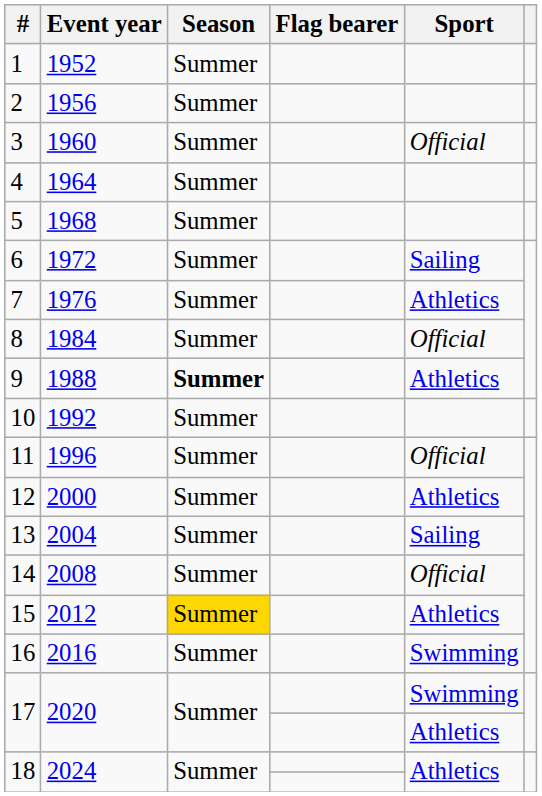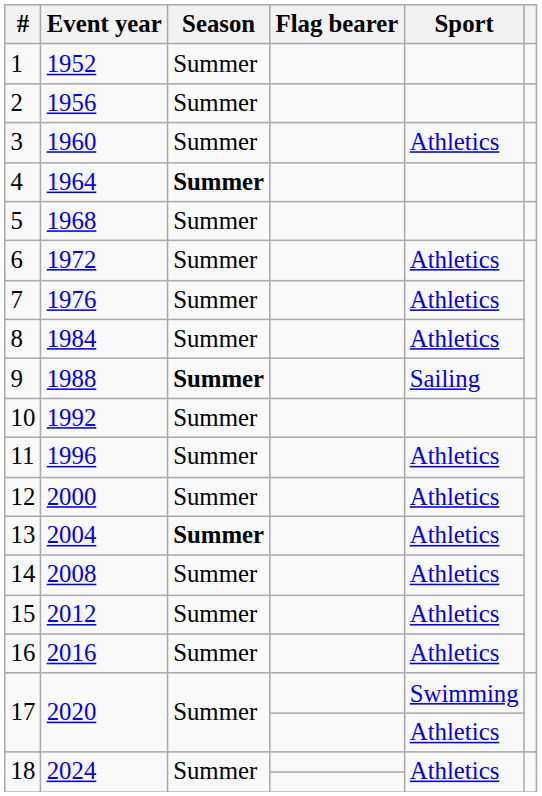(448, 142) Official -> (455, 142) Athletics
(215, 181) normal -> (219, 181) bold
(445, 260) Sailing -> (455, 260) Athletics
(448, 338) Official -> (455, 338) Athletics
(455, 378) Athletics -> (445, 378) Sailing
(448, 456) Official -> (455, 456) Athletics
(215, 535) normal -> (219, 535) bold
(445, 535) Sailing -> (455, 535) Athletics
(448, 574) Official -> (455, 574) Athletics
(215, 614) gold background -> (215, 614) no background
(464, 653) Swimming -> (455, 653) Athletics
